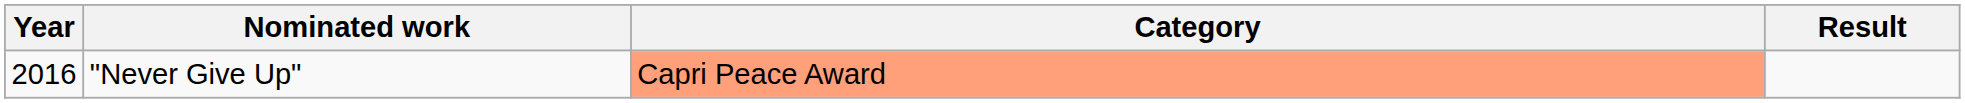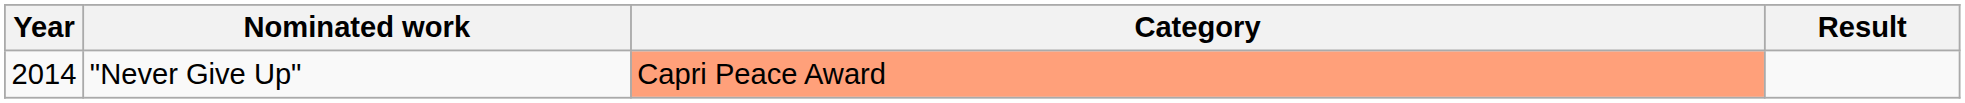(44, 73) 2016 -> (44, 73) 2014
